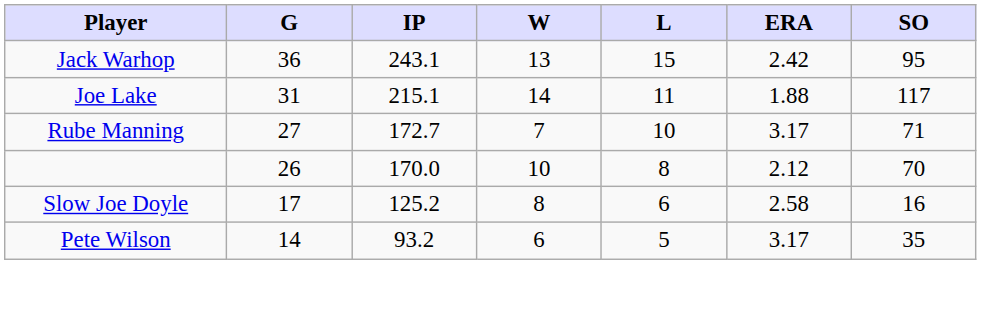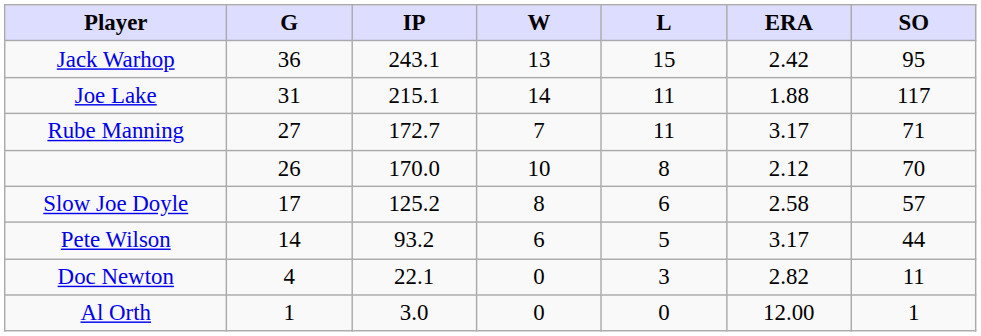(664, 131) 10 -> (664, 131) 11
(914, 204) 16 -> (914, 204) 57
(914, 240) 35 -> (914, 240) 44
+ row: (116, 276)
+ row: (116, 312)
